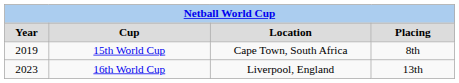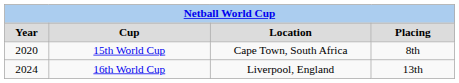(27, 51) 2019 -> (27, 51) 2020
(27, 69) 2023 -> (27, 69) 2024
